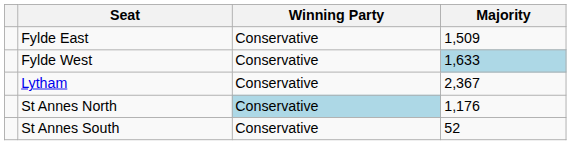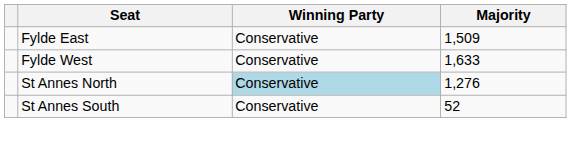(462, 60) lightblue background -> (462, 60) no background
- row: (44, 83)
(462, 106) 1,176 -> (462, 83) 1,276
